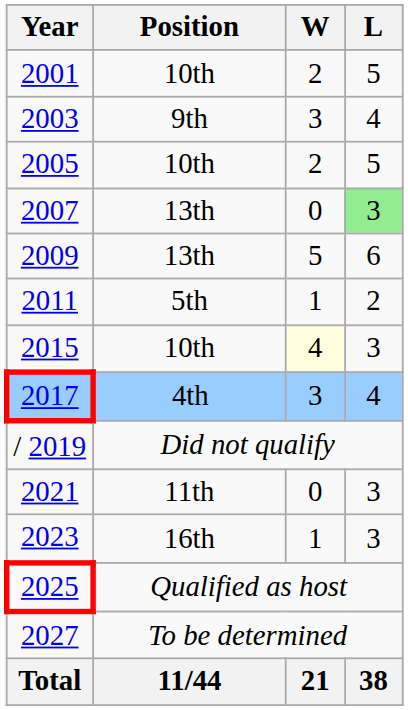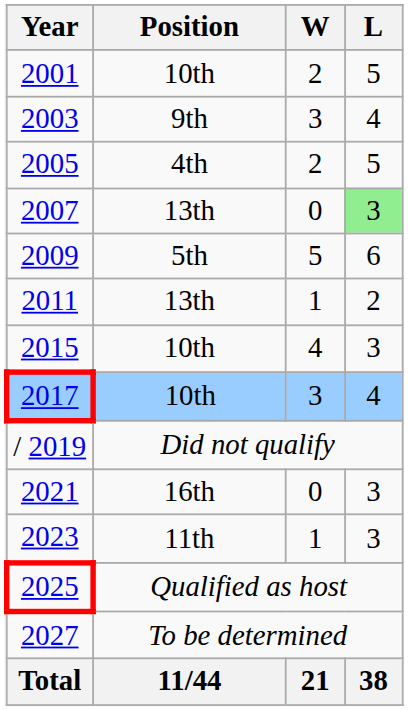(189, 164) 10th -> (189, 164) 4th
(189, 255) 13th -> (189, 255) 5th
(189, 301) 5th -> (189, 301) 13th
(315, 347) lightyellow background -> (315, 347) no background
(190, 396) 4th -> (190, 396) 10th
(189, 491) 11th -> (189, 491) 16th
(189, 537) 16th -> (189, 537) 11th
